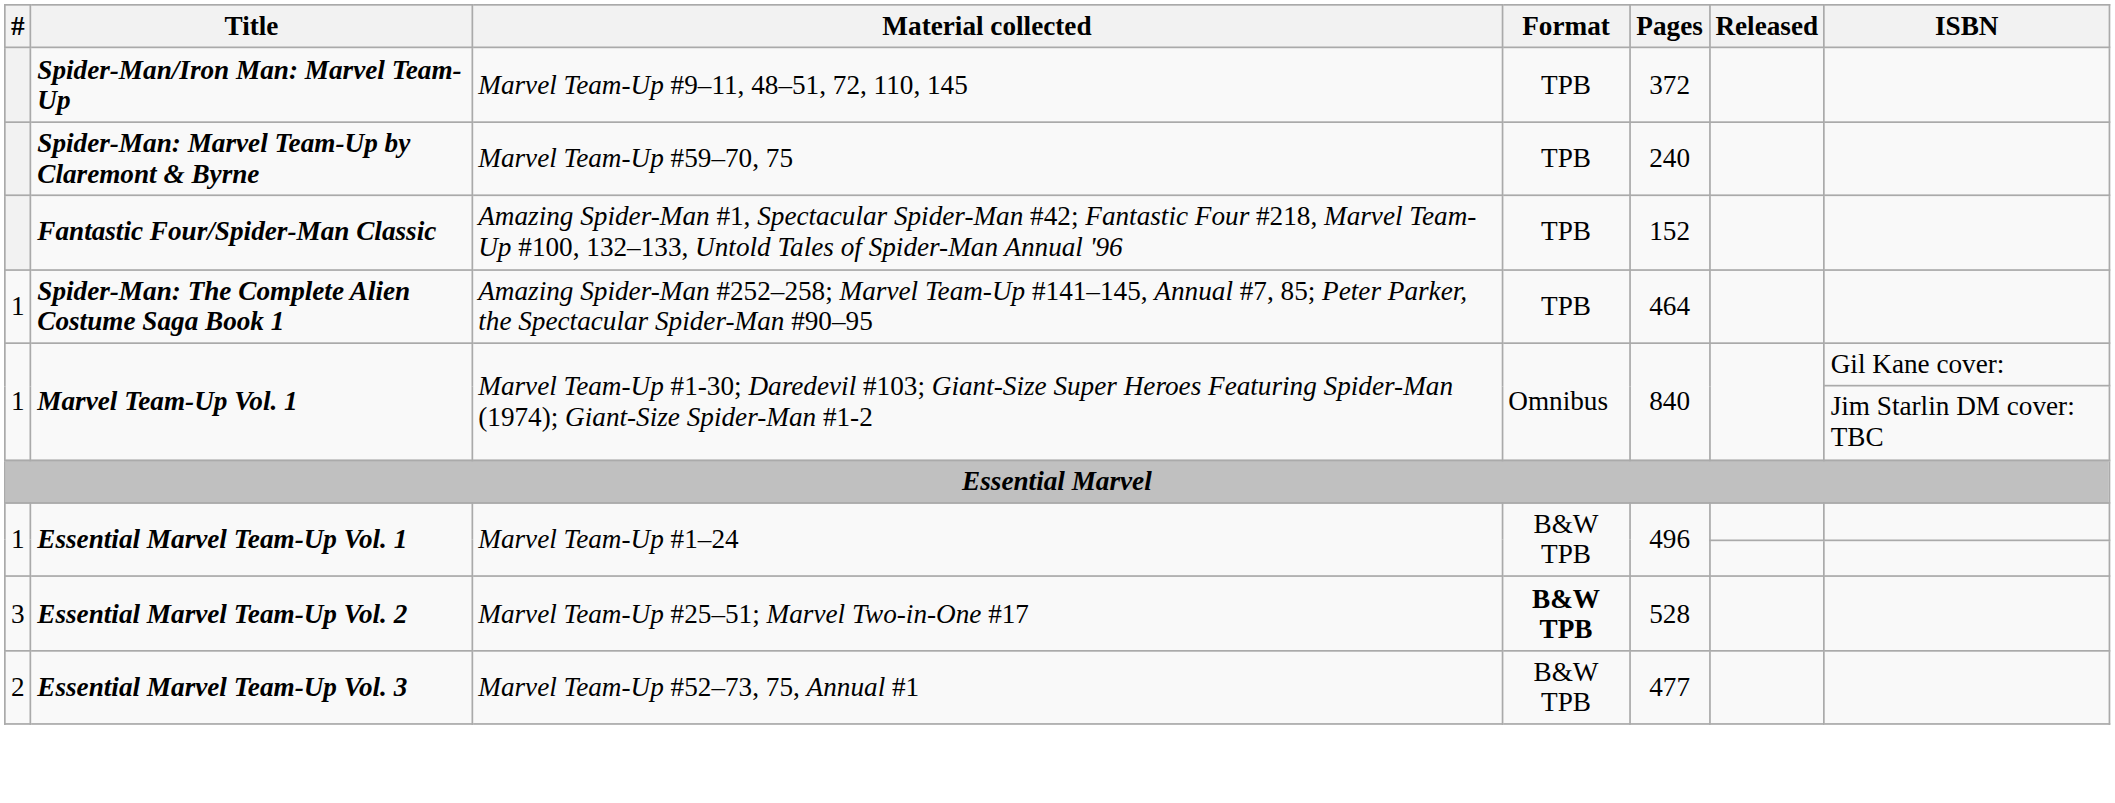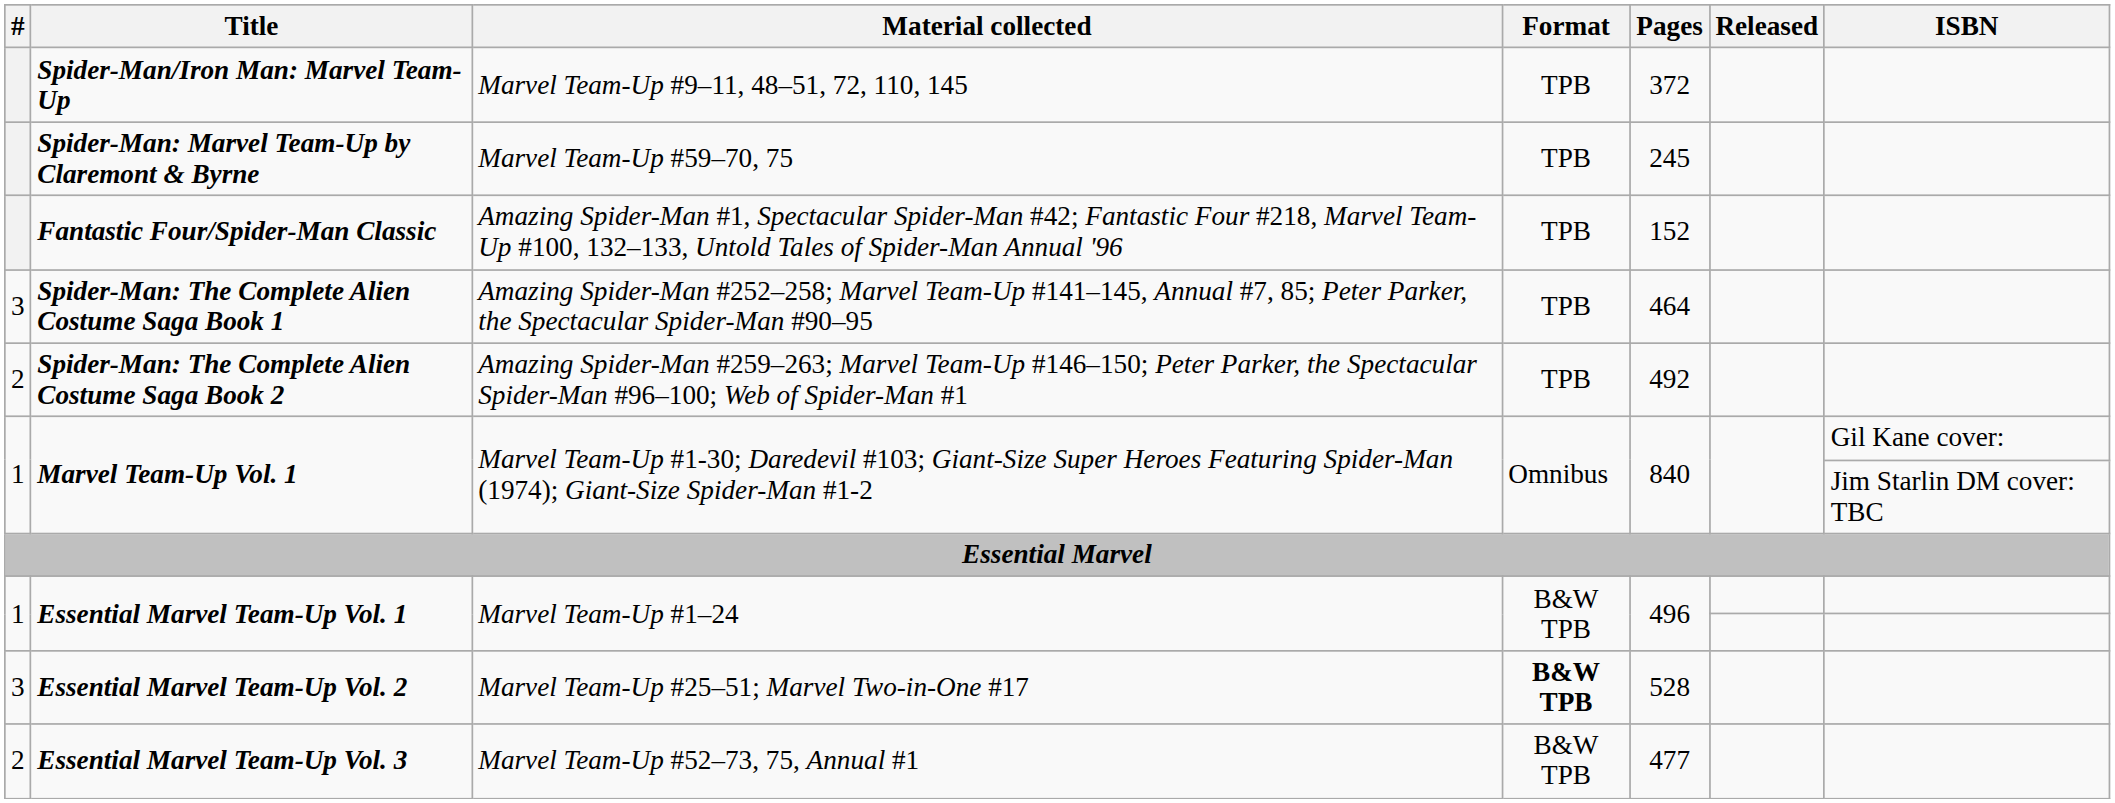(1670, 158) 240 -> (1670, 158) 245
(18, 305) 1 -> (18, 305) 3
+ row: (224, 379)
